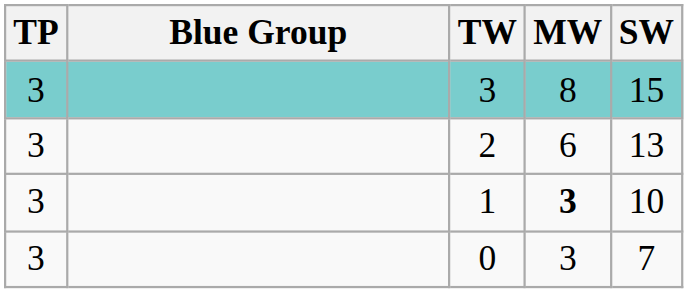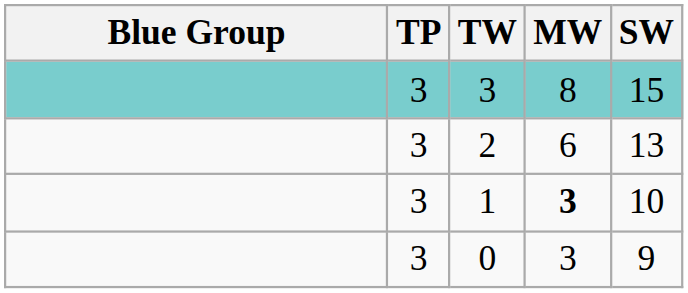columns swapped: (258, 32) <-> (36, 32)
(646, 257) 7 -> (646, 257) 9
